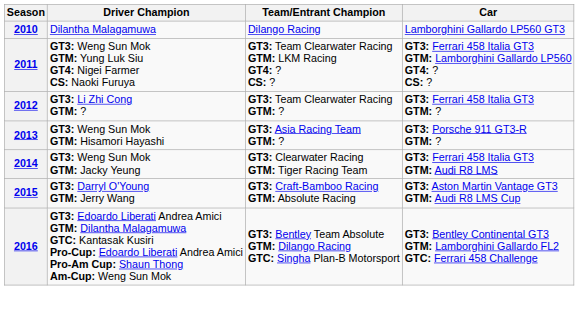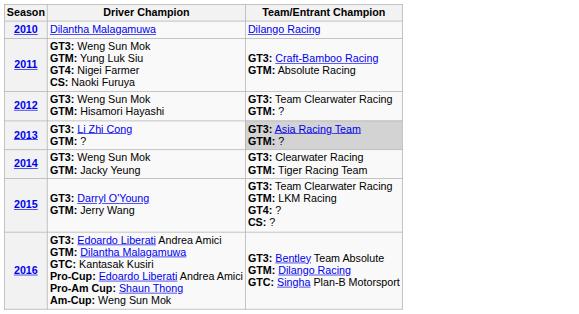- column: (488, 13)
(320, 65) GT3: Team Clearwater Racing GTM: LKM Racing GT4: ? CS: ? -> (313, 65) GT3: Craft-Bamboo Racing GTM: Absolute Racing
(91, 106) GT3: Li Zhi Cong GTM: ? -> (107, 106) GT3: Weng Sun Mok GTM: Hisamori Hayashi
(107, 135) GT3: Weng Sun Mok GTM: Hisamori Hayashi -> (91, 135) GT3: Li Zhi Cong GTM: ?
(304, 135) no background -> (304, 135) lightgrey background
(313, 193) GT3: Craft-Bamboo Racing GTM: Absolute Racing -> (320, 205) GT3: Team Clearwater Racing GTM: LKM Racing GT4: ? CS: ?
